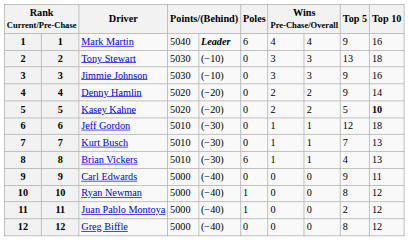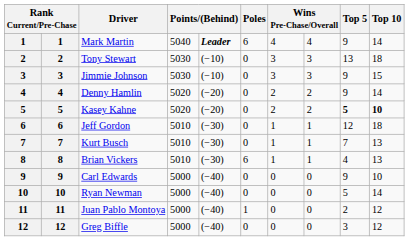(377, 42) 16 -> (377, 42) 14
(377, 75) 16 -> (377, 75) 15
(345, 109) normal -> (345, 109) bold
(377, 177) 11 -> (377, 177) 10
(246, 194) 1 -> (246, 194) 0
(345, 194) 8 -> (345, 194) 5
(377, 194) 12 -> (377, 194) 14
(345, 227) 8 -> (345, 227) 3
